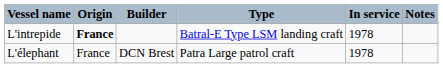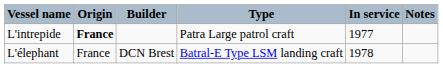(261, 33) Batral-E Type LSM landing craft -> (237, 33) Patra Large patrol craft
(361, 33) 1978 -> (361, 33) 1977
(237, 53) Patra Large patrol craft -> (261, 53) Batral-E Type LSM landing craft
